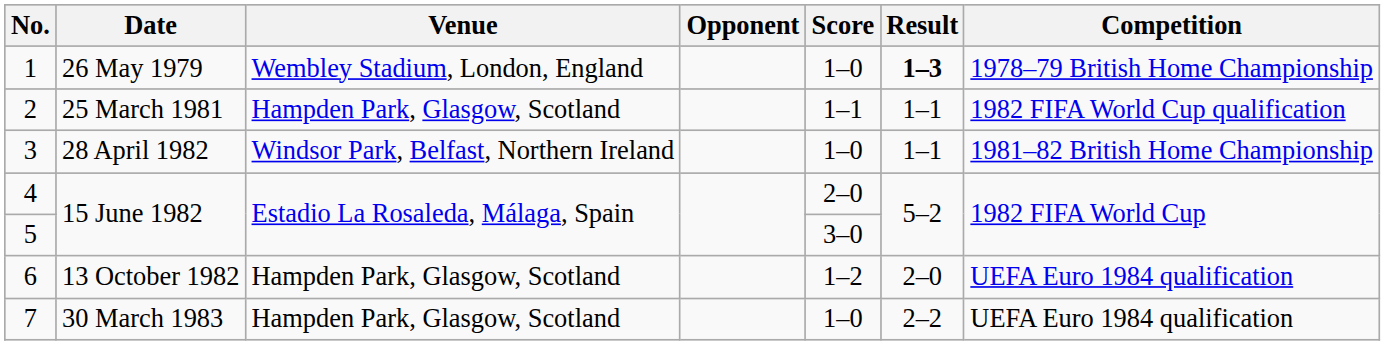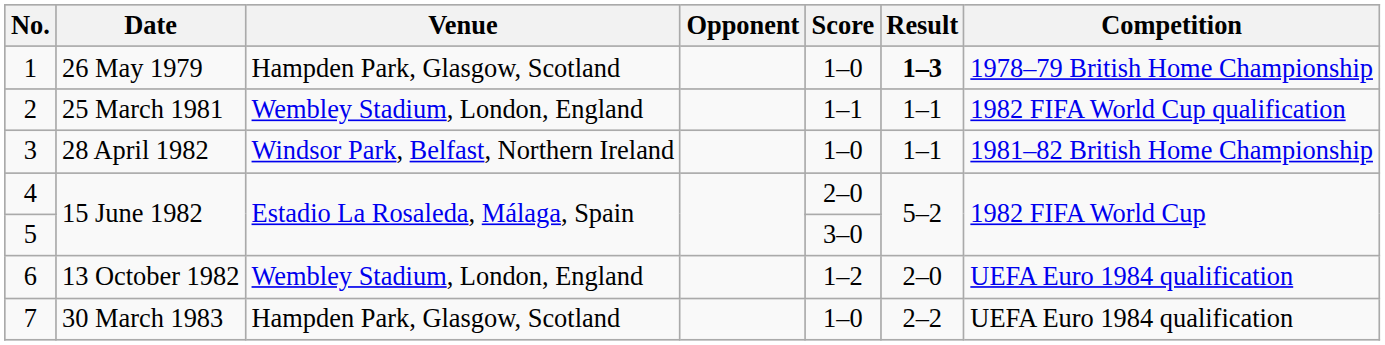(447, 67) Wembley Stadium, London, England -> (436, 67) Hampden Park, Glasgow, Scotland
(436, 109) Hampden Park, Glasgow, Scotland -> (447, 109) Wembley Stadium, London, England
(436, 276) Hampden Park, Glasgow, Scotland -> (447, 276) Wembley Stadium, London, England
